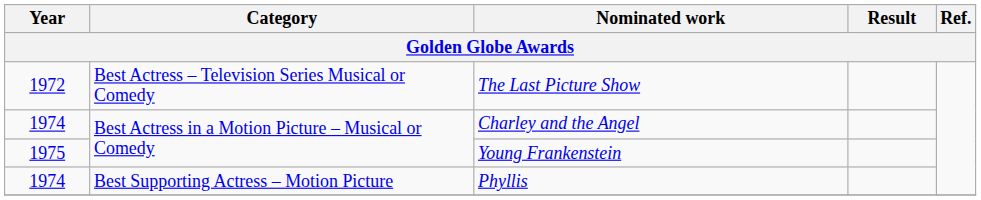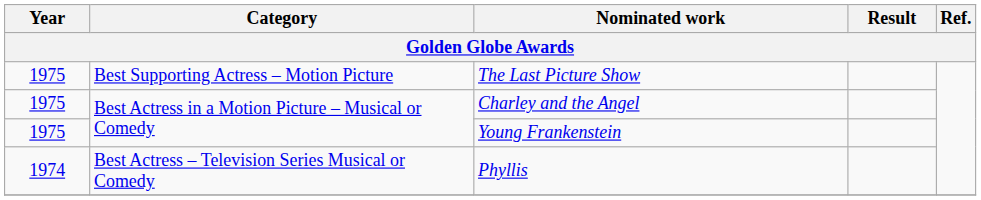(47, 85) 1972 -> (47, 75) 1975
(249, 85) Best Actress – Television Series Musical or Comedy -> (244, 75) Best Supporting Actress – Motion Picture
(47, 124) 1974 -> (47, 103) 1975
(244, 180) Best Supporting Actress – Motion Picture -> (249, 170) Best Actress – Television Series Musical or Comedy
